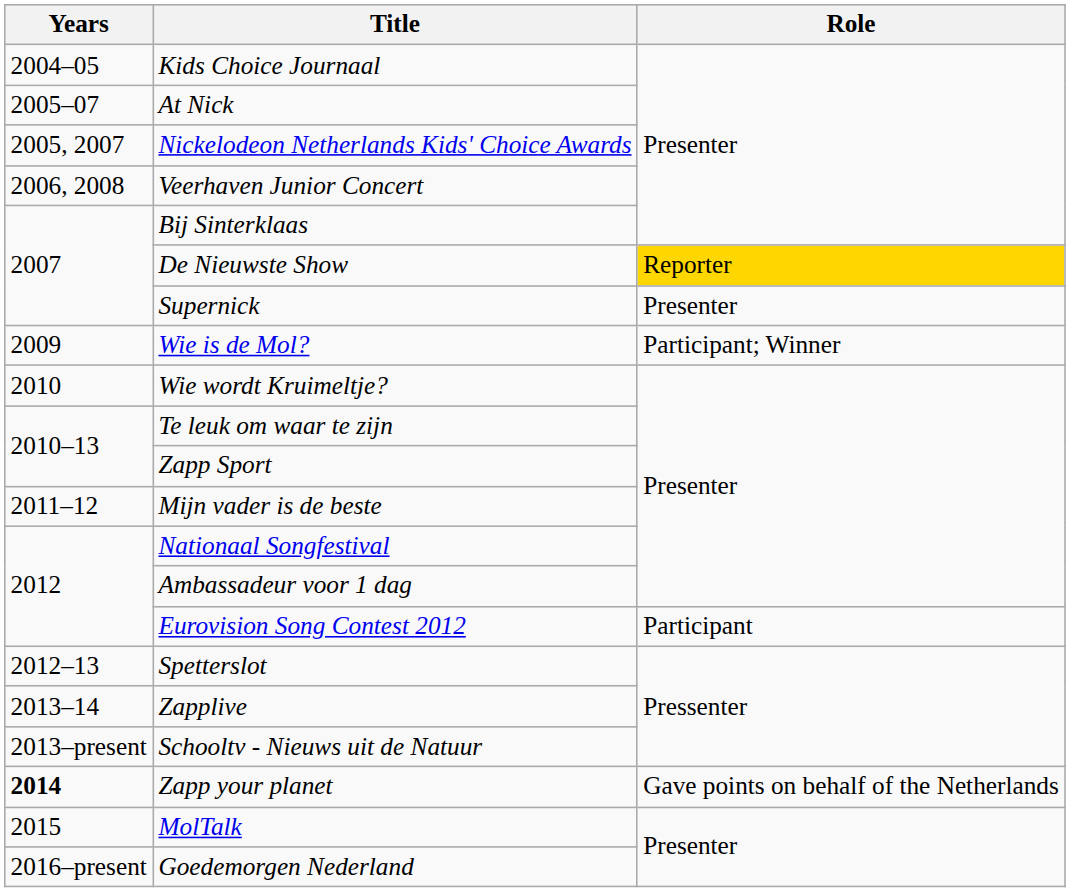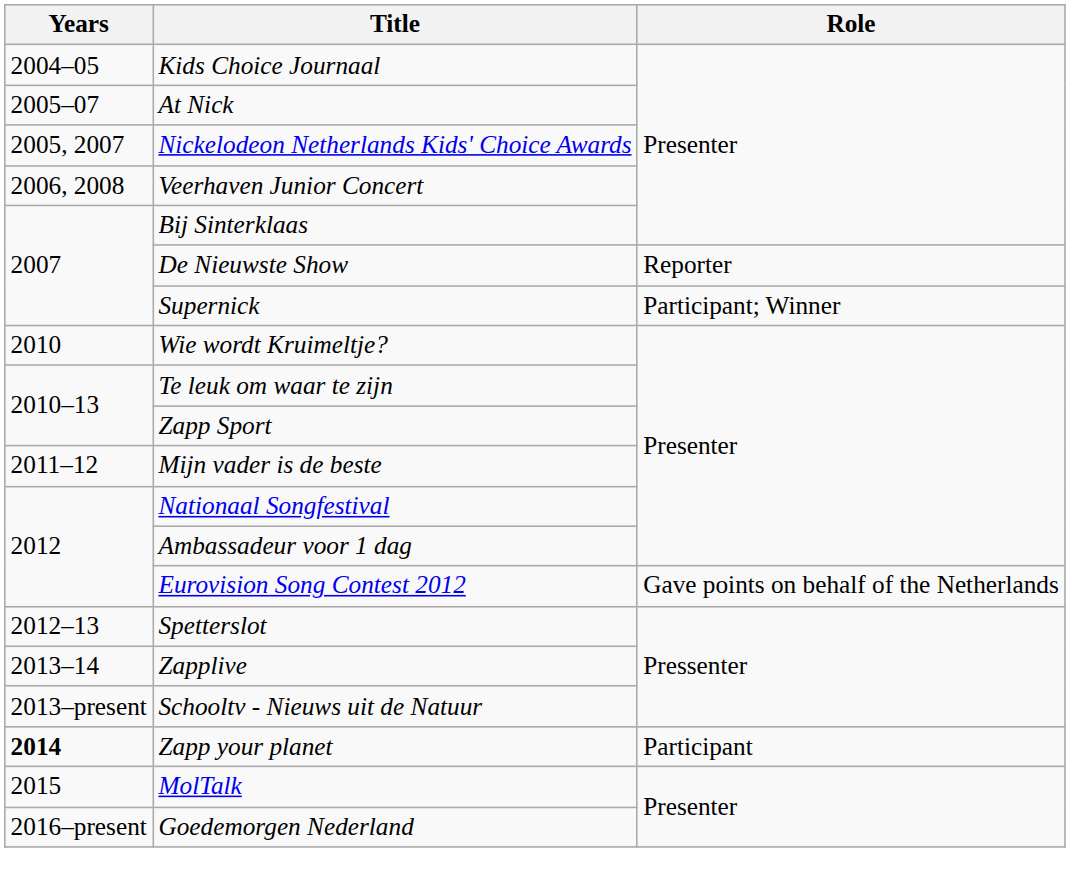(687, 265) gold background -> (687, 265) no background
(690, 305) Presenter -> (742, 305) Participant; Winner
- row: (234, 345)
(698, 625) Participant -> (851, 585) Gave points on behalf of the Netherlands
(851, 786) Gave points on behalf of the Netherlands -> (698, 746) Participant
